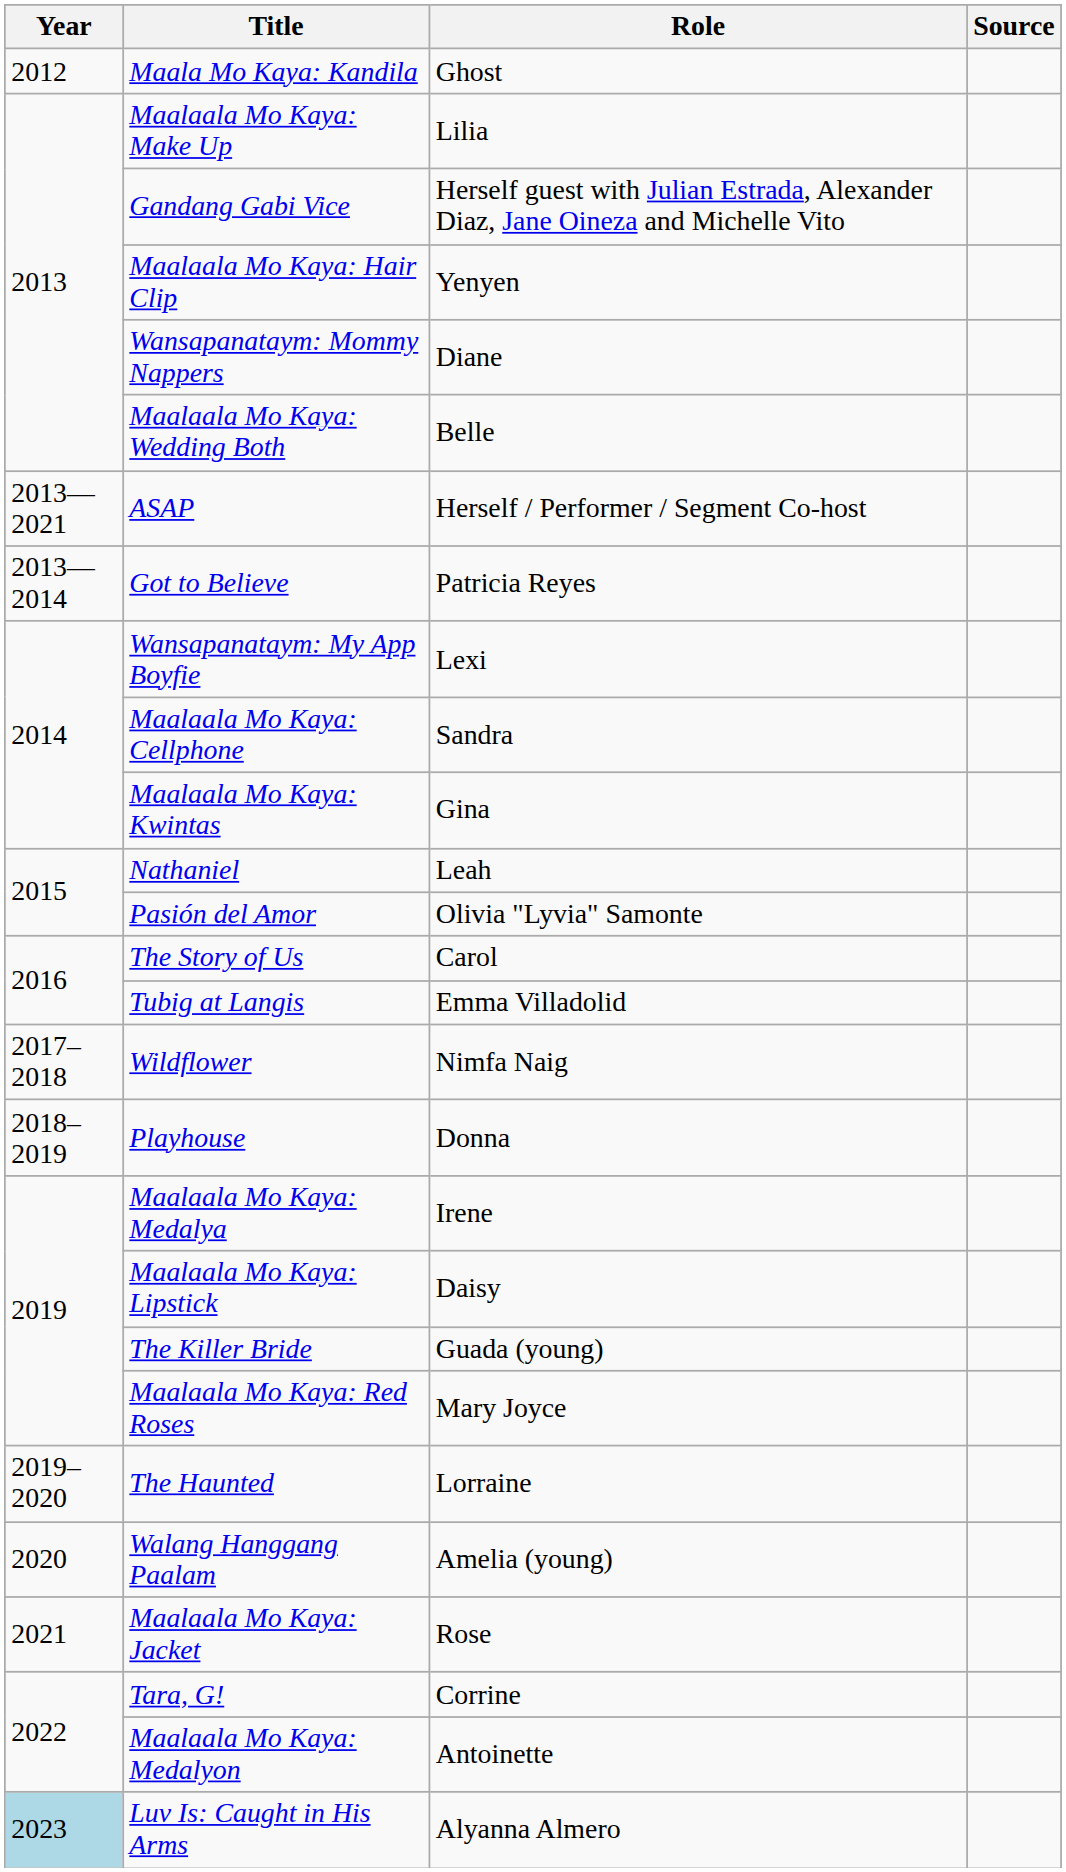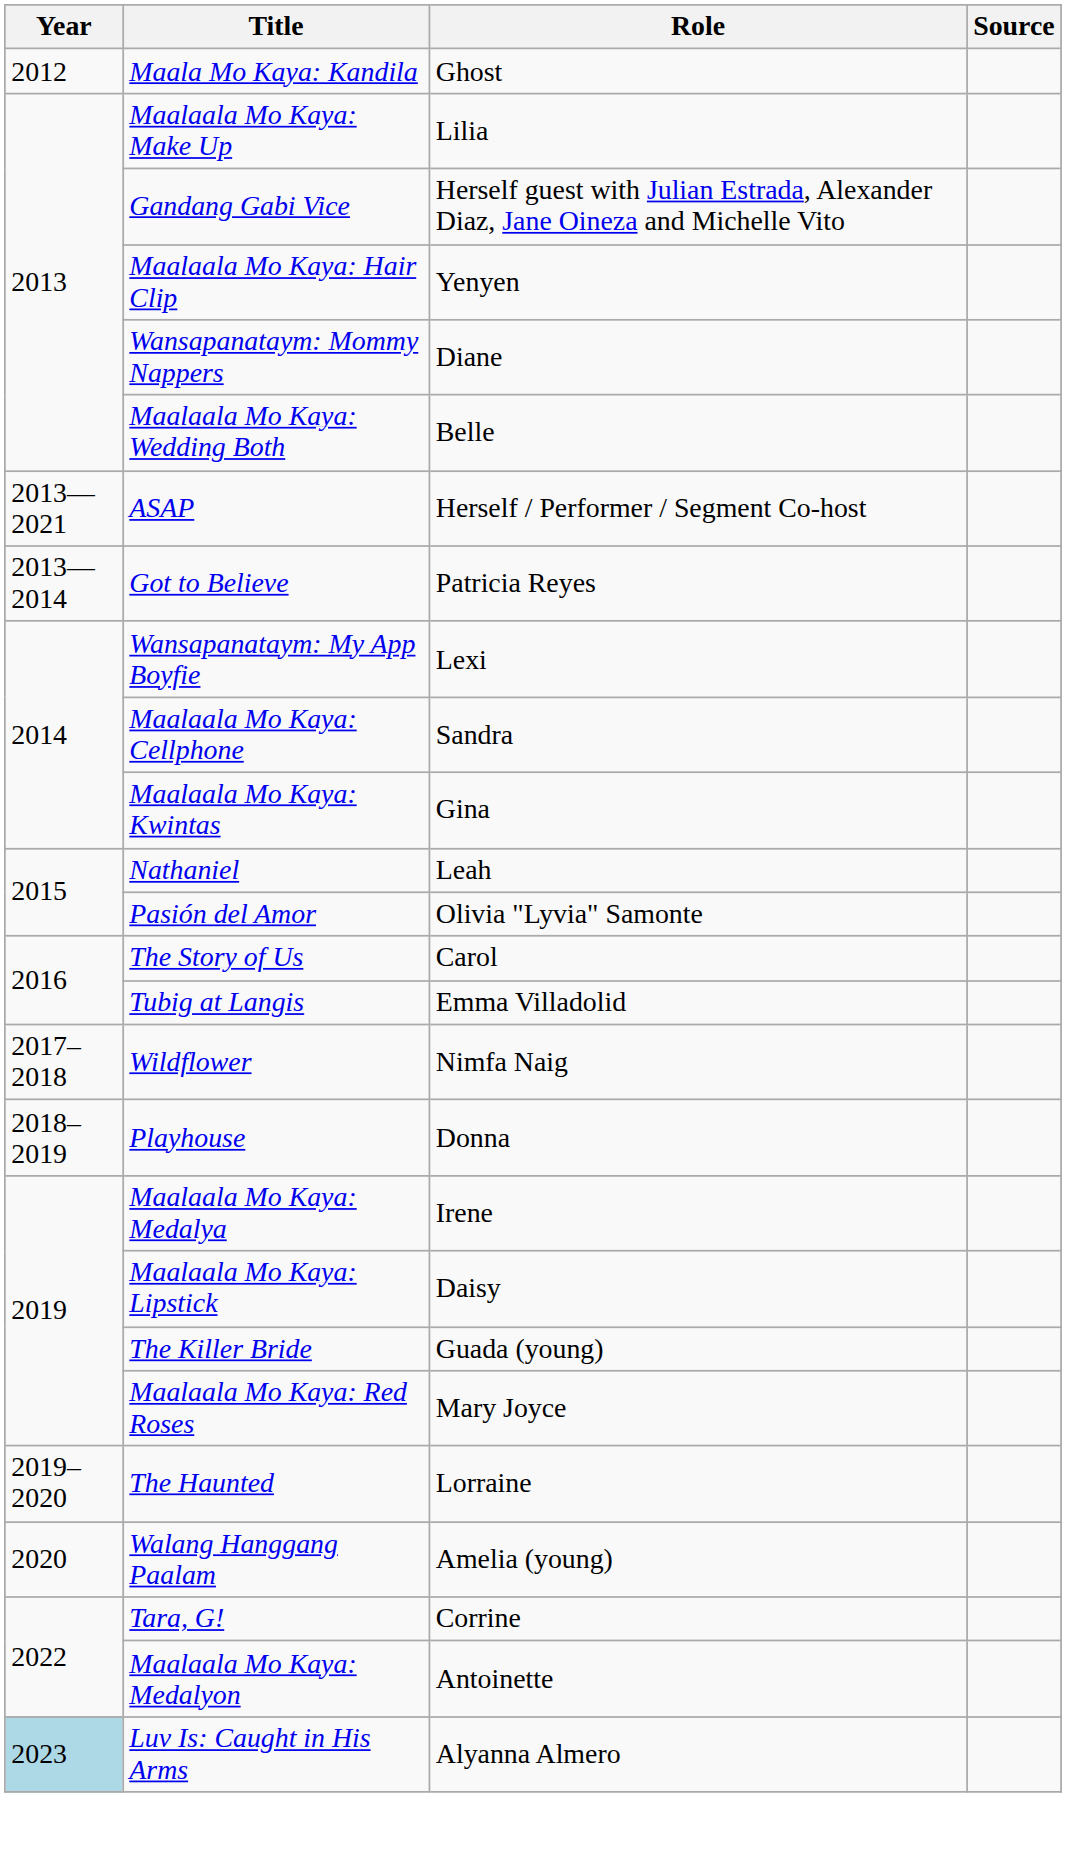- row: (243, 1634)
